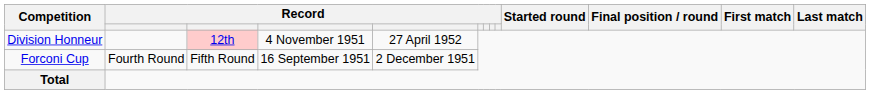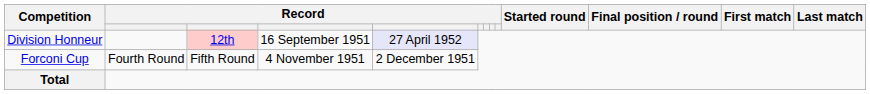(315, 39) 4 November 1951 -> (315, 39) 16 September 1951
(425, 39) no background -> (425, 39) lavender background
(315, 59) 16 September 1951 -> (315, 59) 4 November 1951
